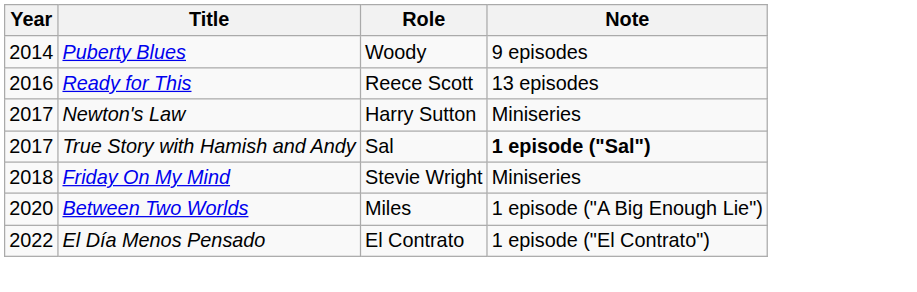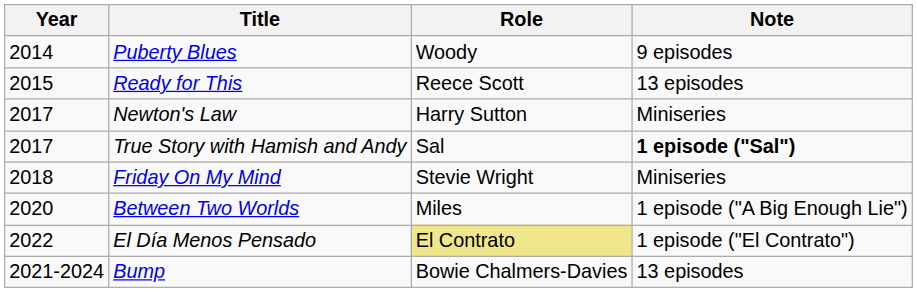(31, 83) 2016 -> (31, 83) 2015
(415, 240) no background -> (465, 240) khaki background
+ row: (139, 271)
